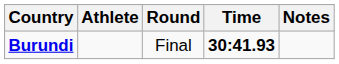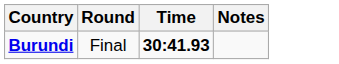- column: (110, 17)
